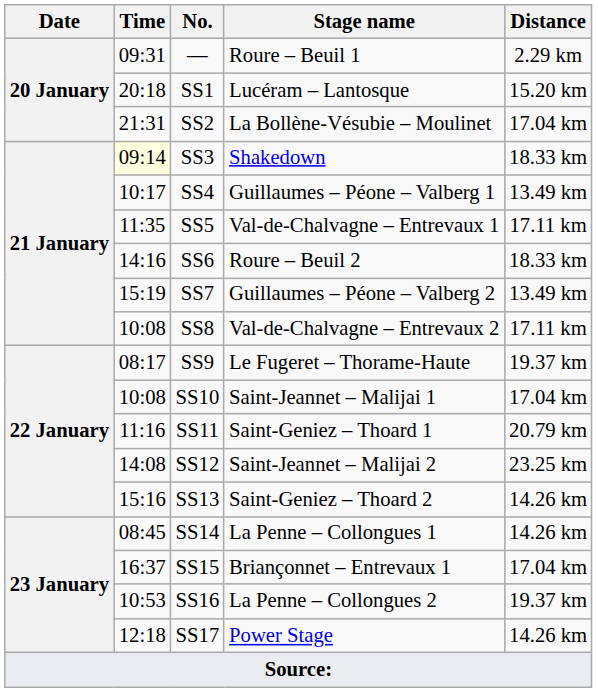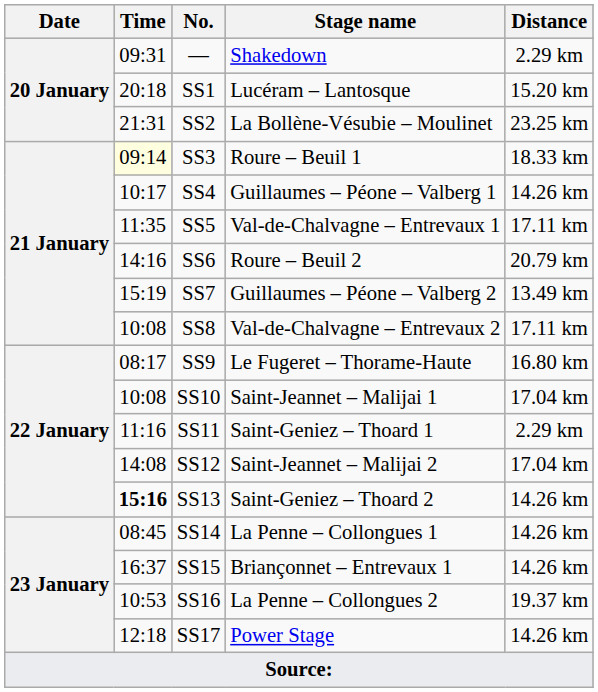(295, 55) Roure – Beuil 1 -> (278, 55) Shakedown
(548, 123) 17.04 km -> (549, 123) 23.25 km
(277, 157) Shakedown -> (296, 157) Roure – Beuil 1
(548, 191) 13.49 km -> (549, 191) 14.26 km
(548, 259) 18.33 km -> (549, 259) 20.79 km
(548, 362) 19.37 km -> (549, 362) 16.80 km
(548, 430) 20.79 km -> (549, 430) 2.29 km
(548, 464) 23.25 km -> (549, 464) 17.04 km
(142, 498) normal -> (143, 498) bold
(548, 566) 17.04 km -> (549, 566) 14.26 km
